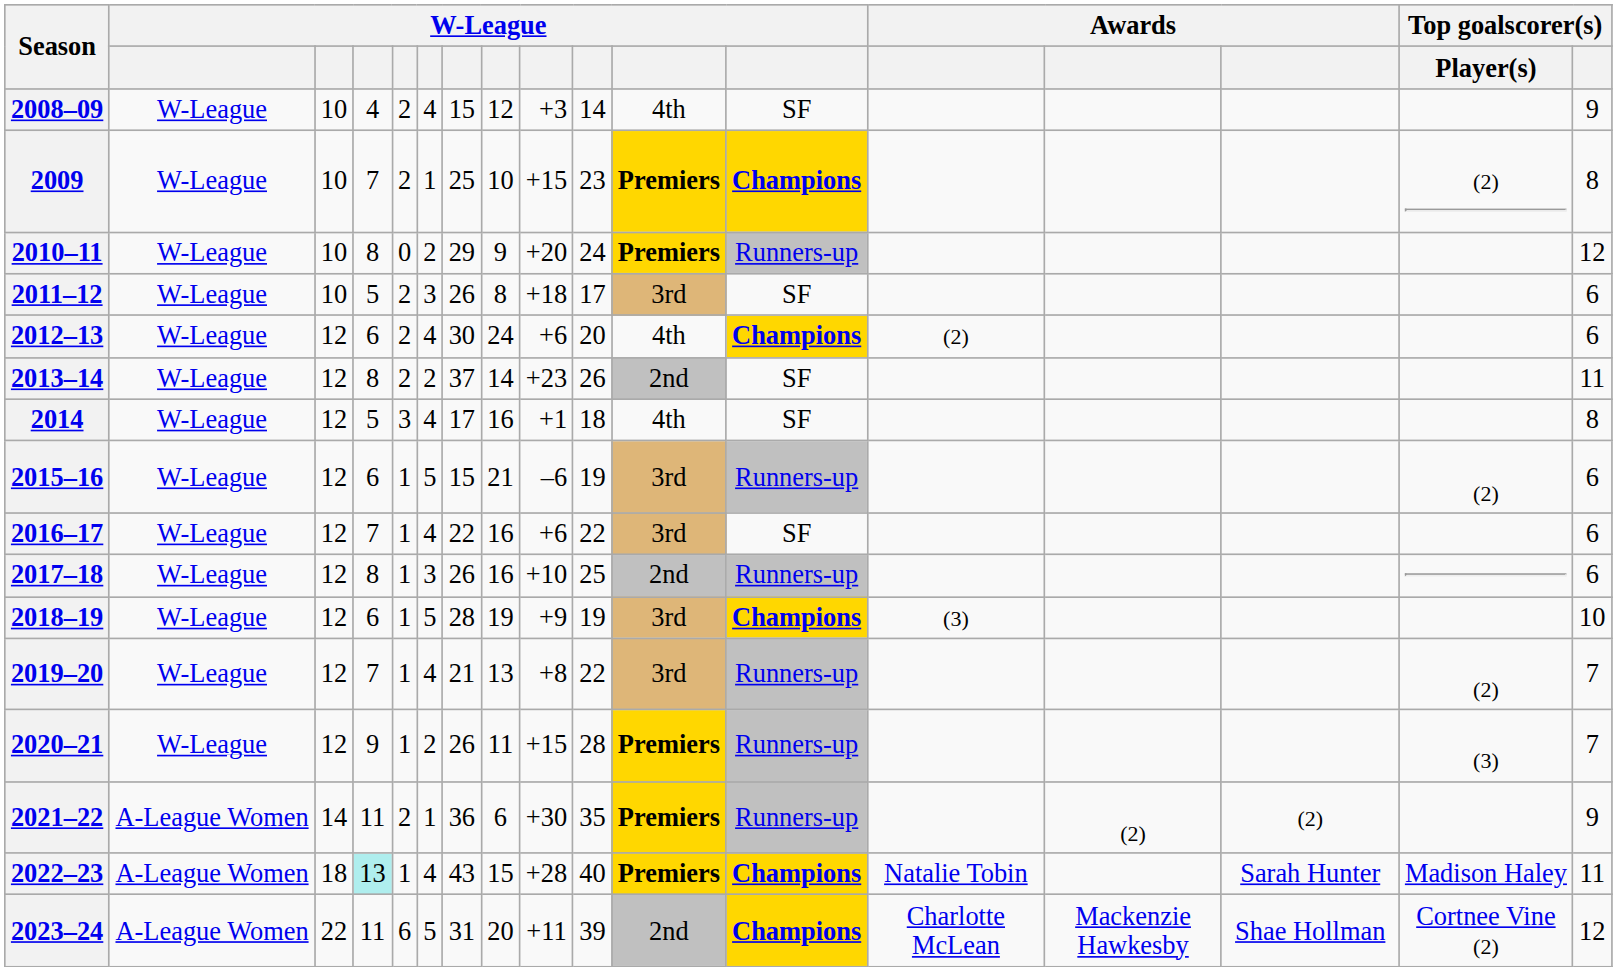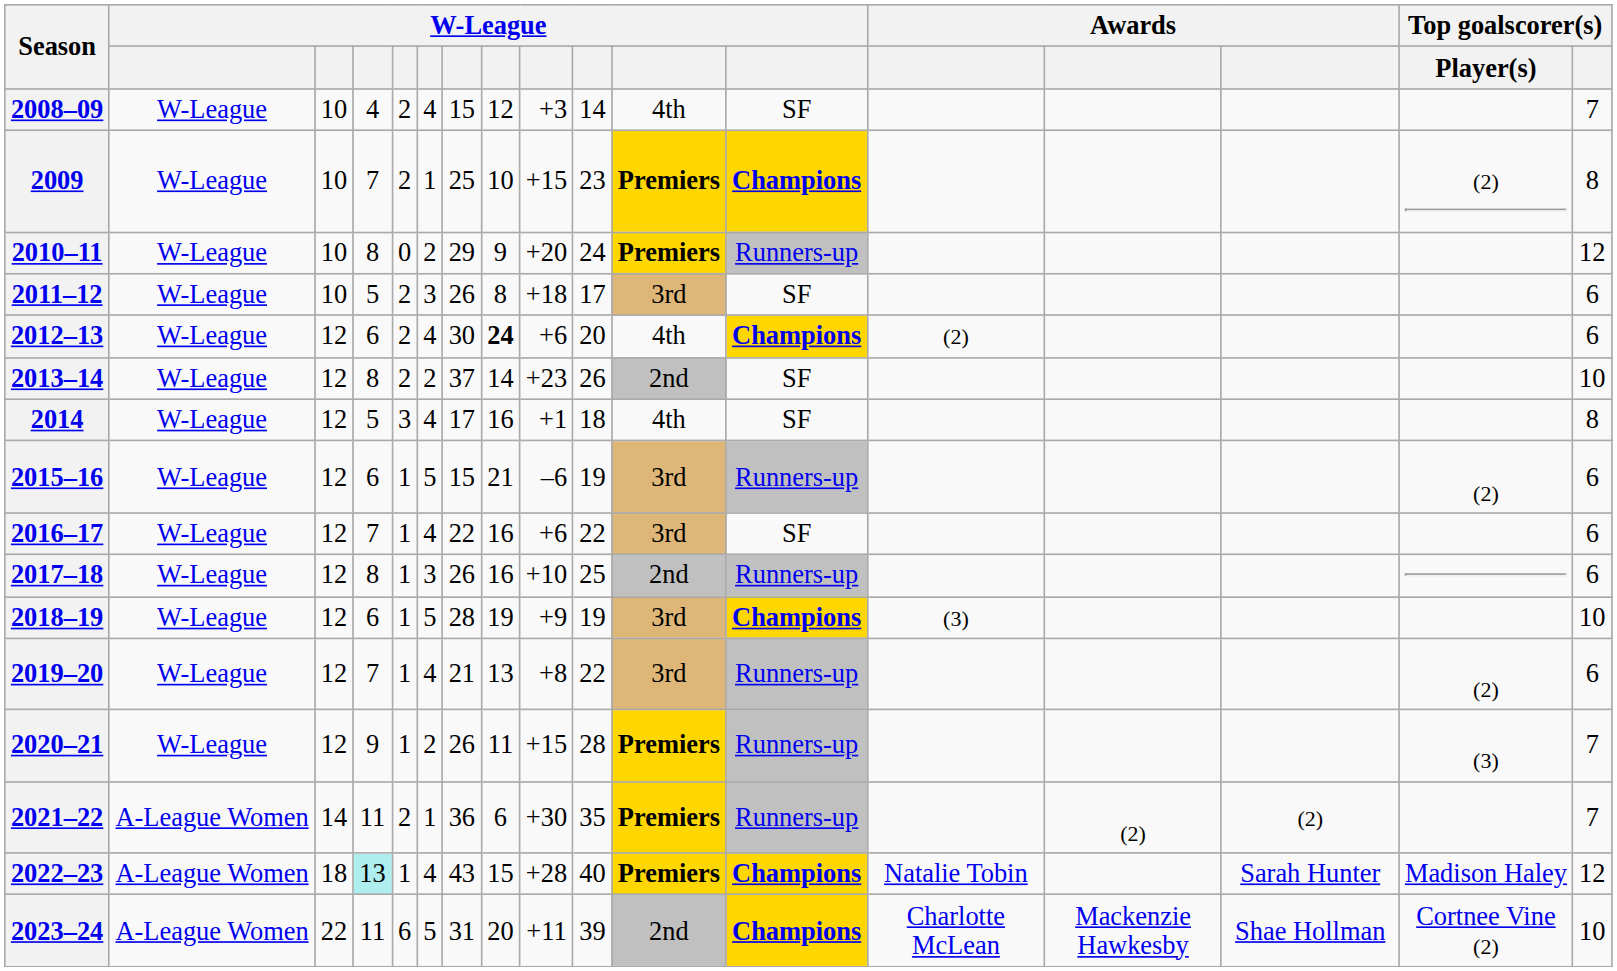(1592, 109) 9 -> (1592, 109) 7
(500, 336) normal -> (500, 336) bold
(1592, 377) 11 -> (1592, 377) 10
(1592, 673) 7 -> (1592, 673) 6
(1592, 816) 9 -> (1592, 816) 7
(1592, 873) 11 -> (1592, 873) 12
(1592, 930) 12 -> (1592, 930) 10
